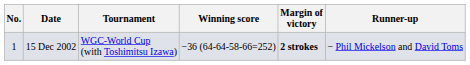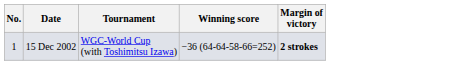- column: (395, 18)
